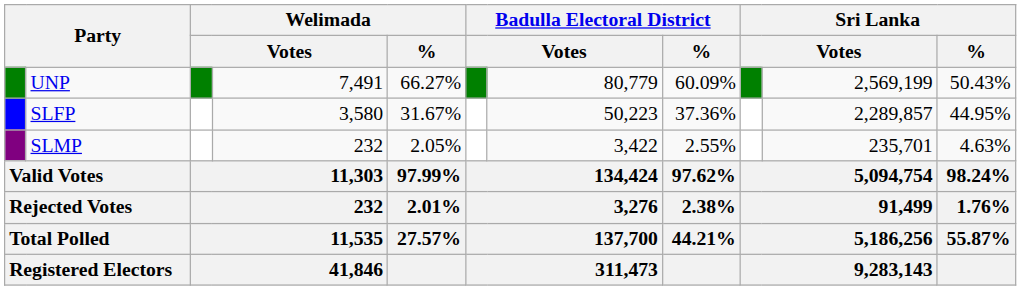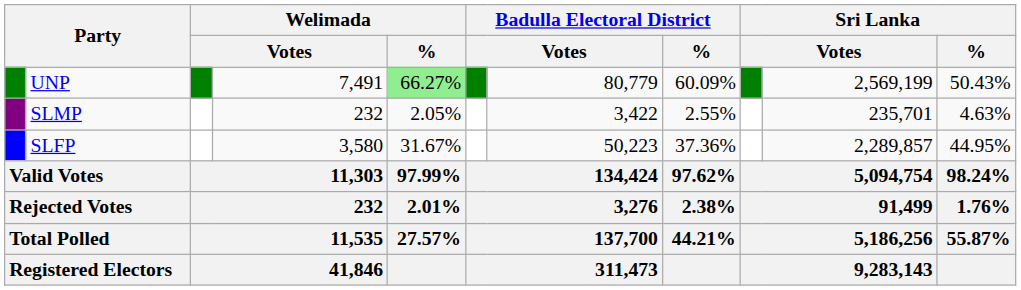(431, 82) no background -> (431, 82) lightgreen background
rows swapped: (53, 113) <-> (56, 144)
